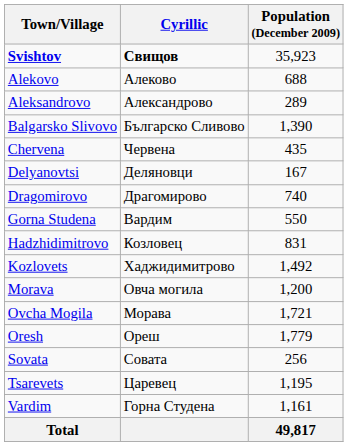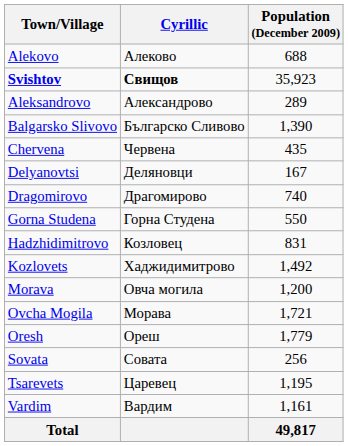rows swapped: (34, 56) <-> (33, 79)
(148, 219) Вардим -> (169, 219) Горна Студена
(169, 406) Горна Студена -> (148, 406) Вардим
